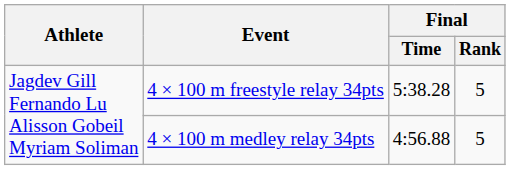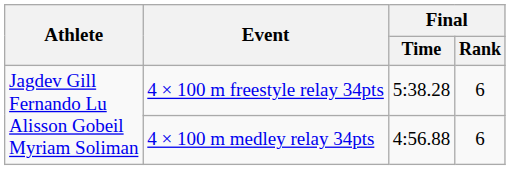(480, 90) 5 -> (480, 90) 6
(480, 139) 5 -> (480, 139) 6
